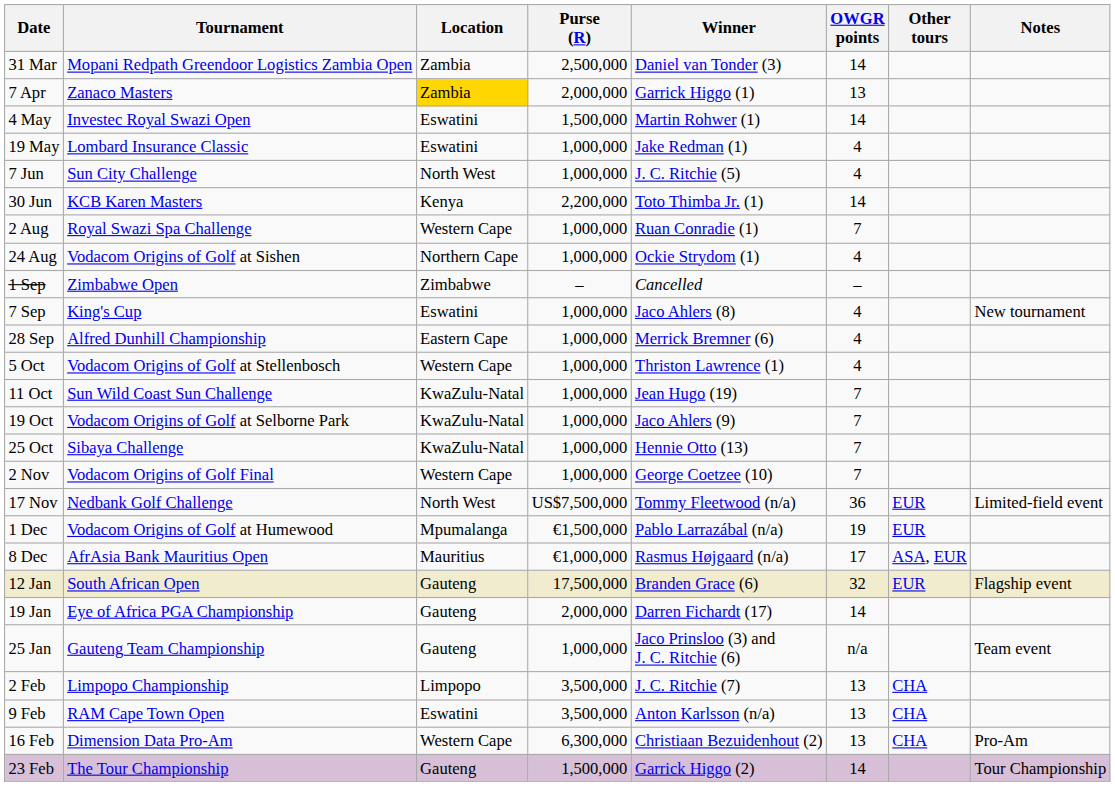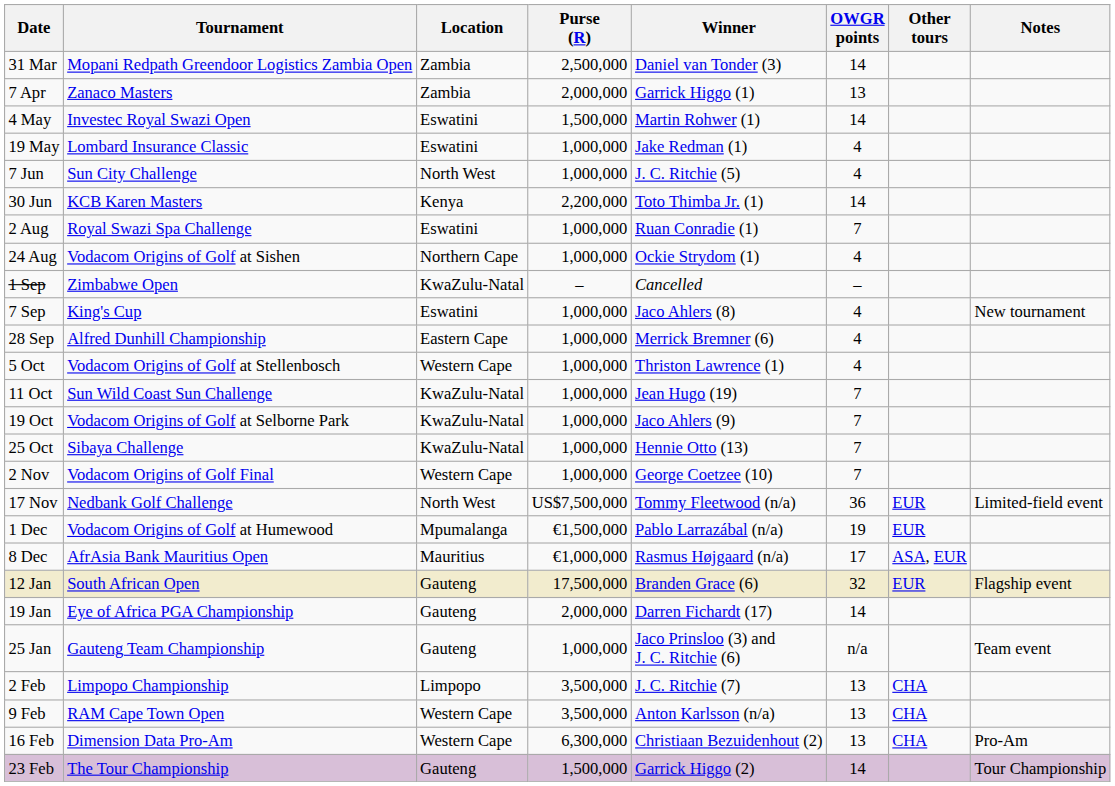(445, 92) gold background -> (445, 92) no background
(466, 229) Western Cape -> (449, 229) Eswatini
(455, 283) Zimbabwe -> (472, 283) KwaZulu-Natal
(449, 713) Eswatini -> (466, 713) Western Cape
